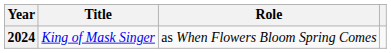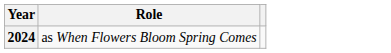- column: (98, 15)
